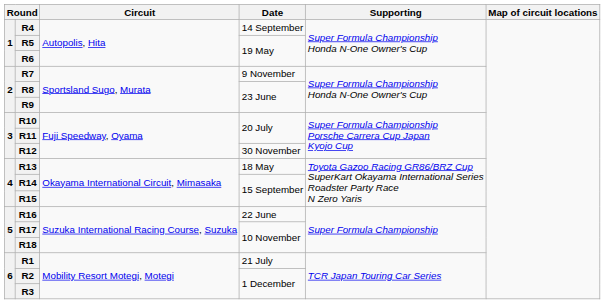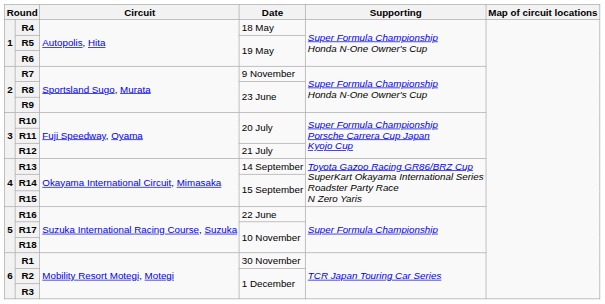(272, 27) 14 September -> (258, 27) 18 May
(271, 151) 30 November -> (257, 151) 21 July
(258, 166) 18 May -> (272, 166) 14 September
(257, 260) 21 July -> (271, 260) 30 November
